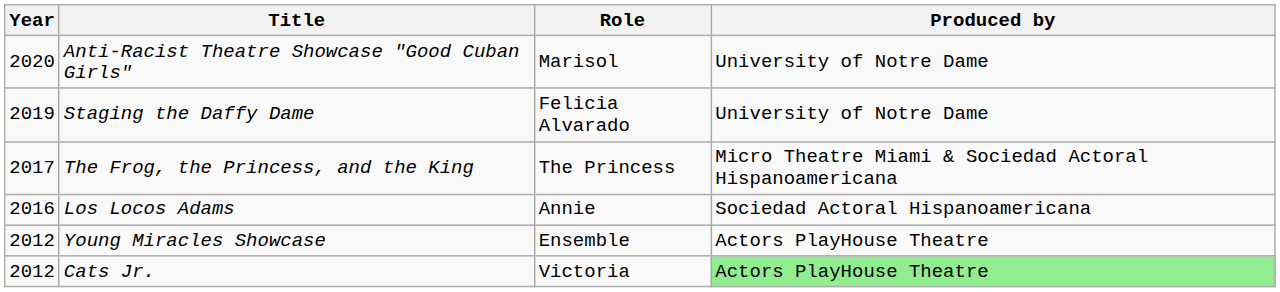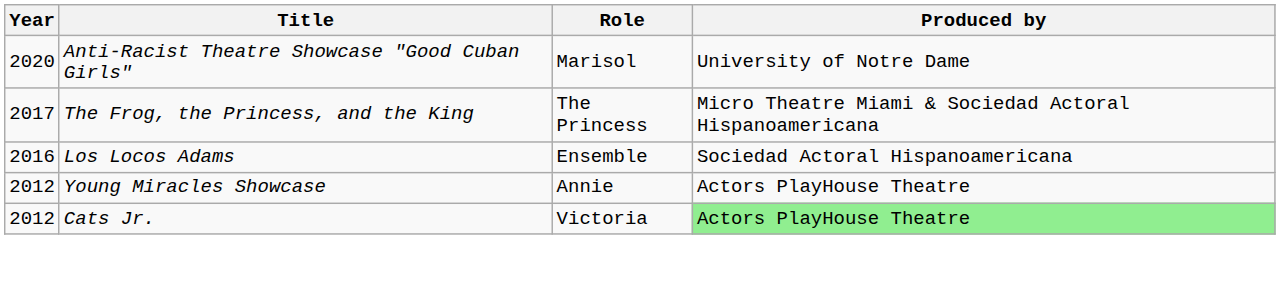- row: (189, 115)
(567, 210) Annie -> (602, 157) Ensemble
(584, 241) Ensemble -> (585, 188) Annie
